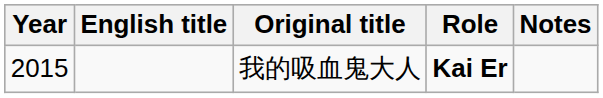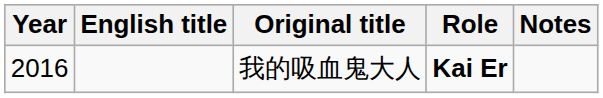(40, 68) 2015 -> (40, 68) 2016
